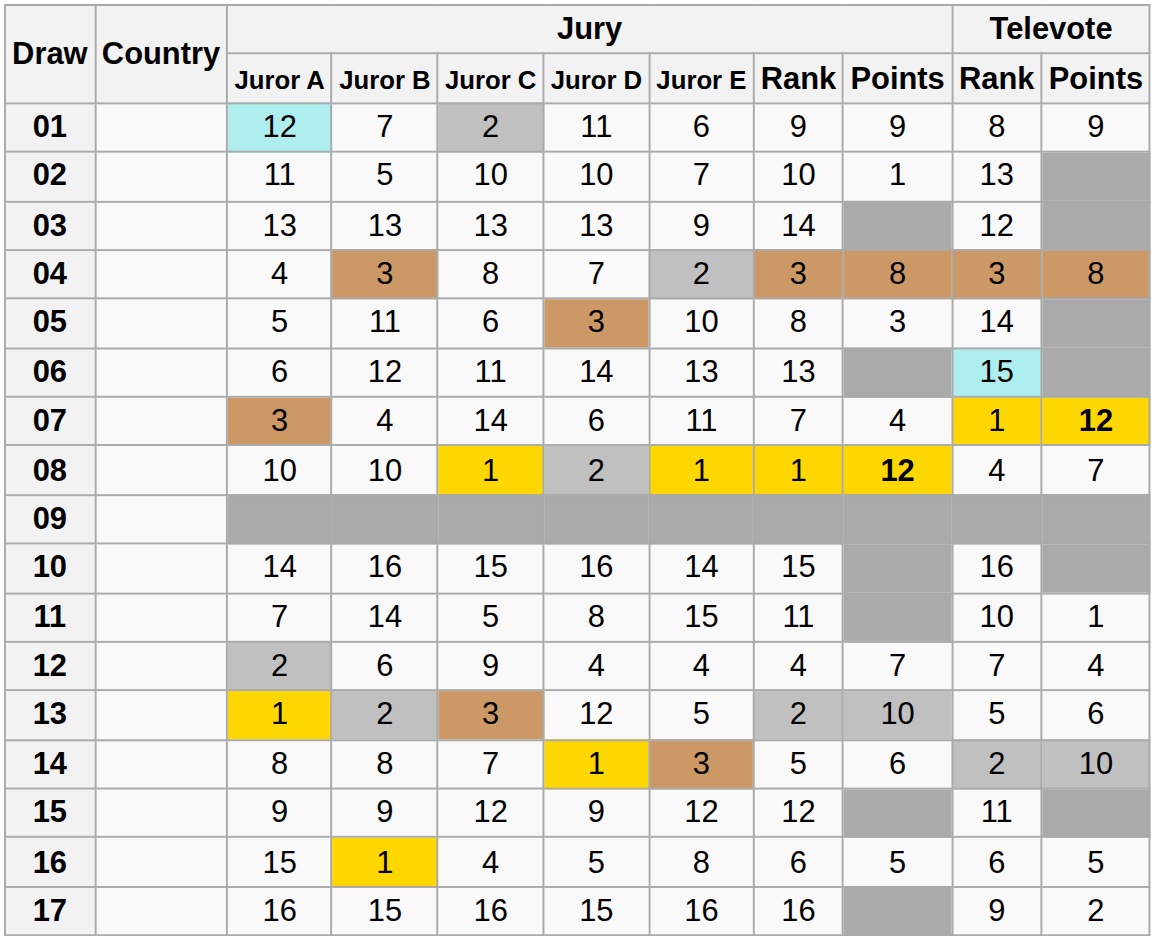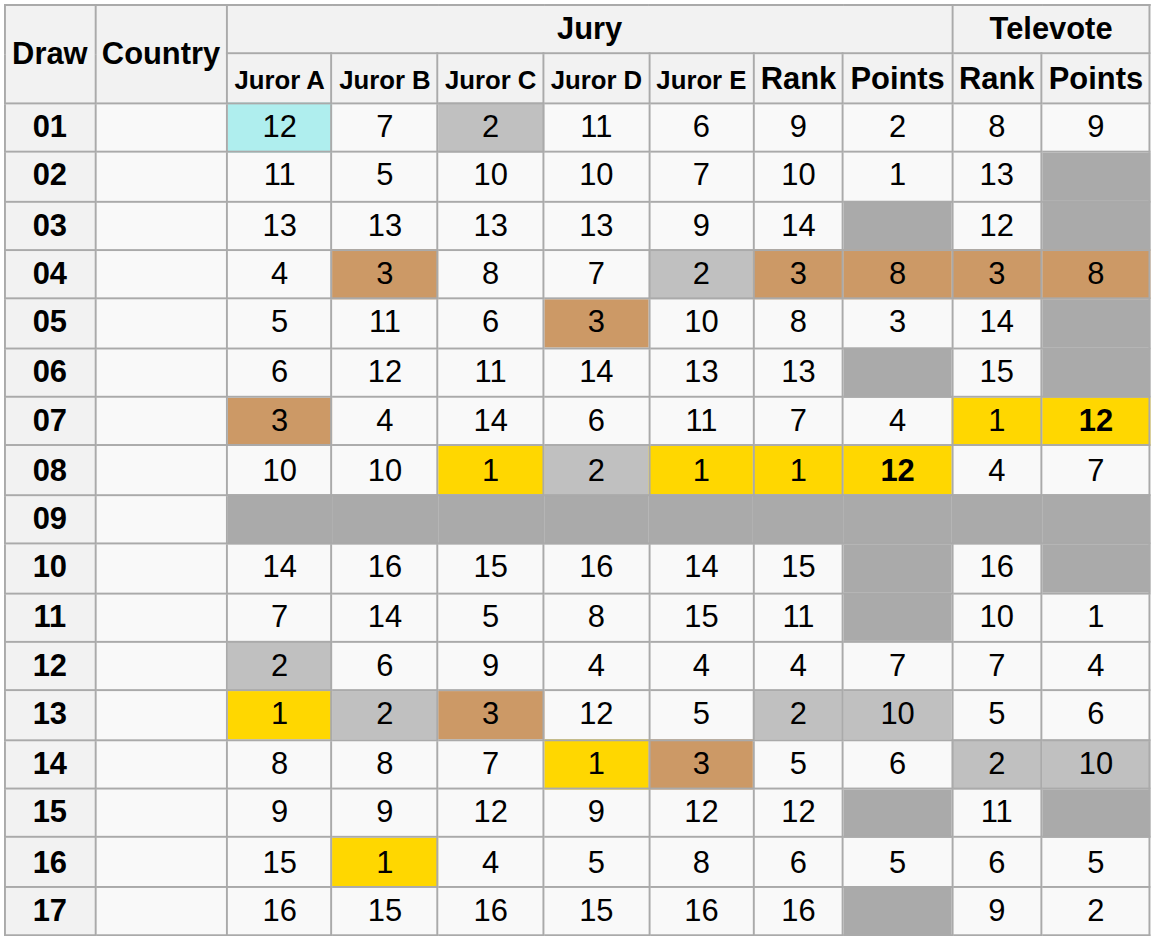(898, 126) 9 -> (898, 126) 2
(997, 371) paleturquoise background -> (997, 371) no background
